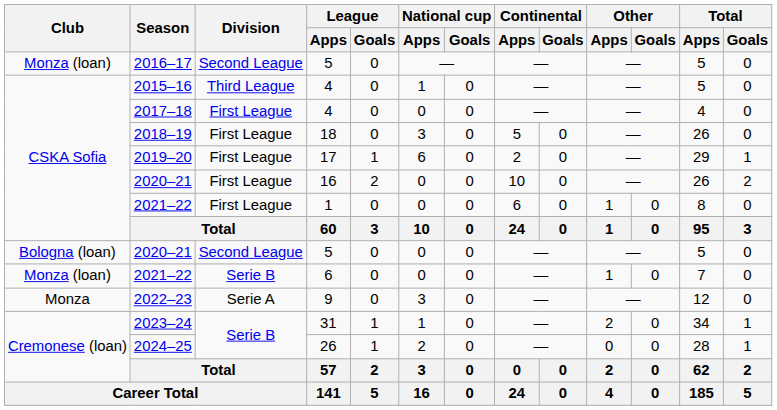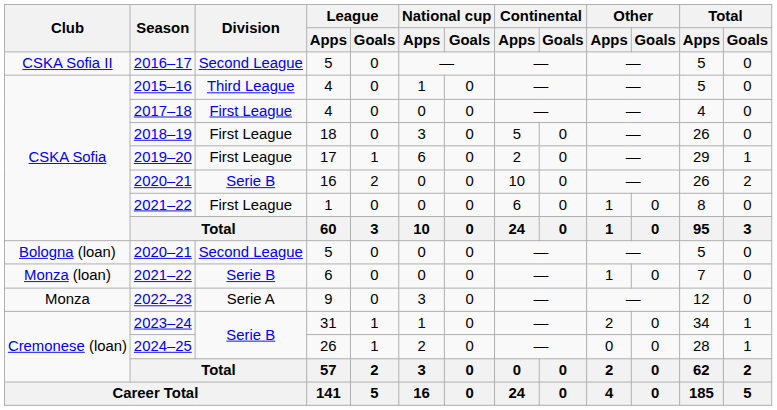(67, 63) Monza (loan) -> (67, 63) CSKA Sofia II
(251, 181) First League -> (251, 181) Serie B
